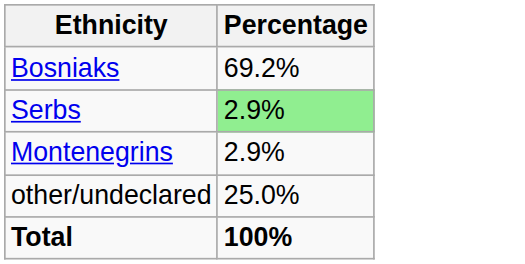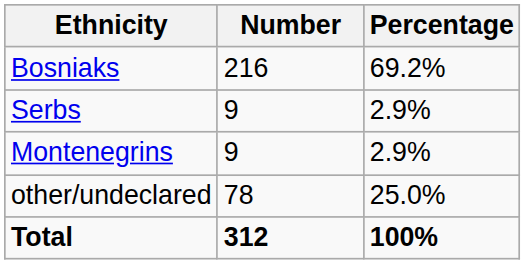+ column: (291, 25)
(254, 110) lightgreen background -> (400, 110) no background
